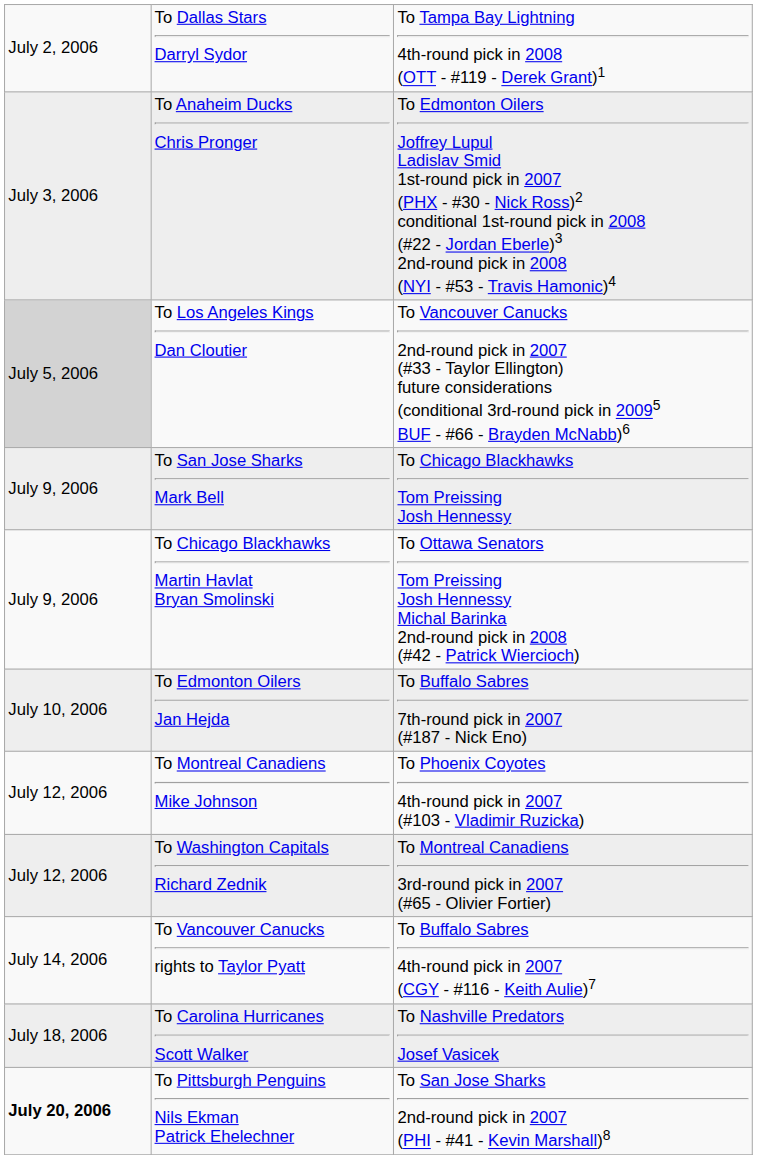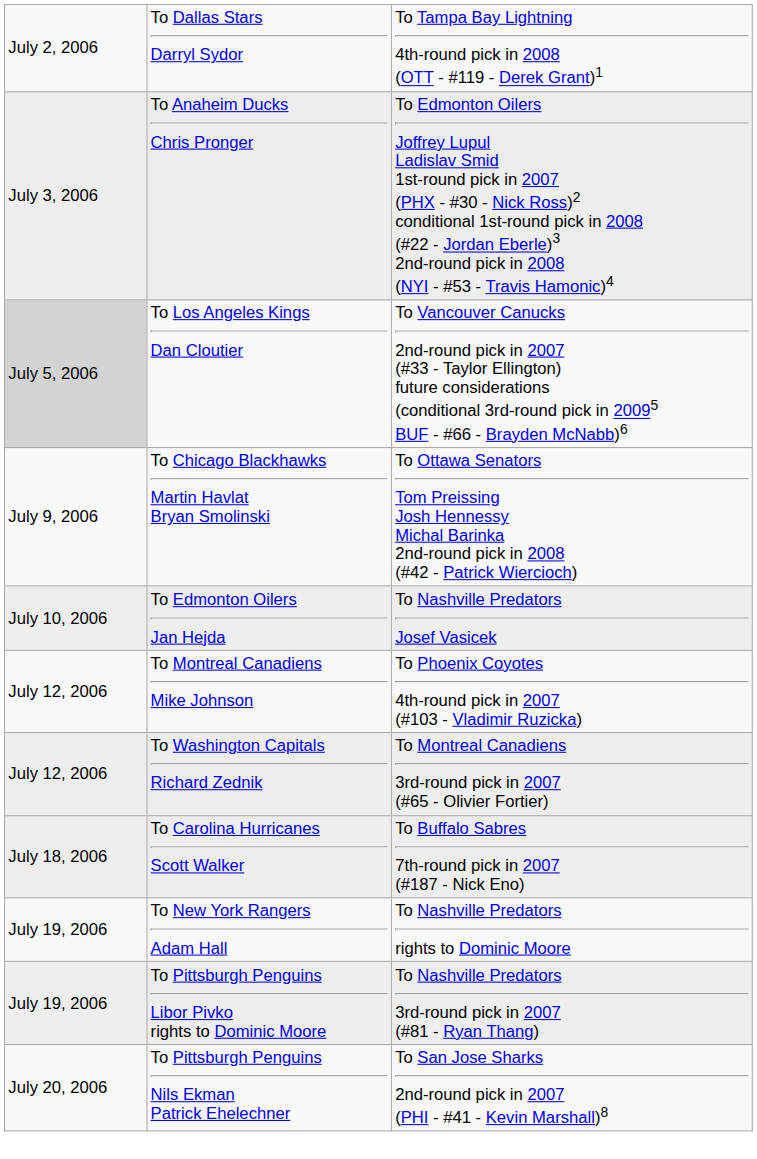- row: (272, 479)
(573, 710) To Buffalo Sabres 7th-round pick in 2007 (#187 - Nick Eno) -> (572, 618) To Nashville Predators Josef Vasicek
- row: (272, 948)
(573, 1035) To Nashville Predators Josef Vasicek -> (572, 856) To Buffalo Sabres 7th-round pick in 2007 (#187 - Nick Eno)
+ row: (269, 929)
+ row: (269, 1002)
(60, 1110) bold -> (58, 1087) normal
